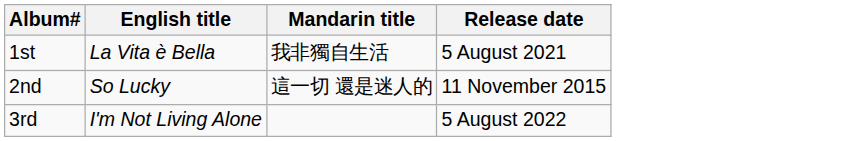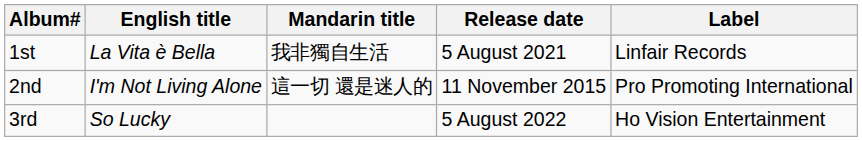+ column: (734, 19)
(130, 87) So Lucky -> (176, 87) I'm Not Living Alone
(176, 120) I'm Not Living Alone -> (130, 120) So Lucky
